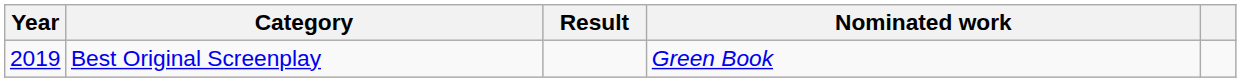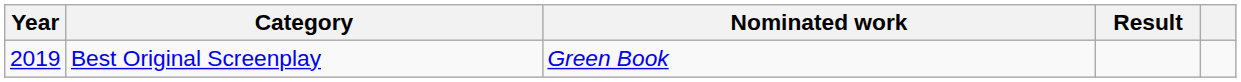columns swapped: (923, 22) <-> (594, 22)
